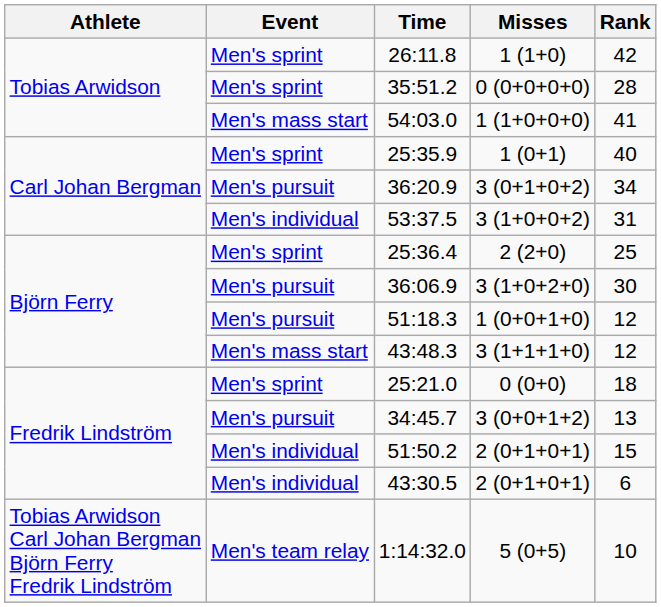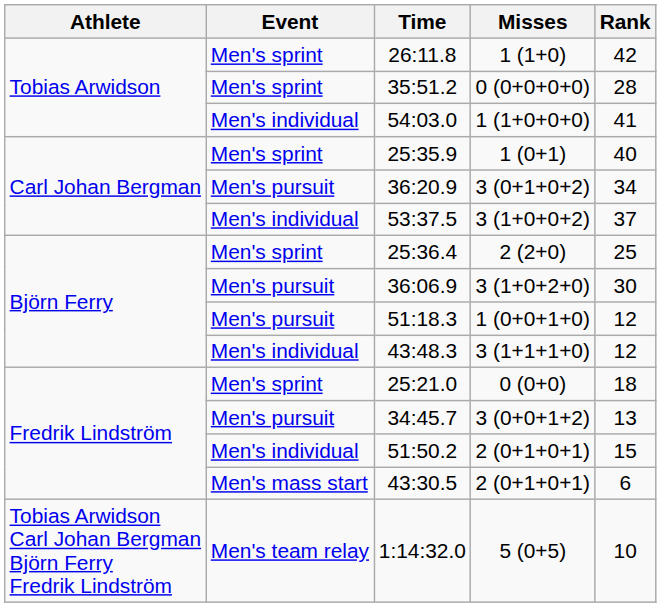(289, 121) Men's mass start -> (285, 121) Men's individual
(625, 220) 31 -> (625, 220) 37
(289, 351) Men's mass start -> (285, 351) Men's individual
(285, 483) Men's individual -> (289, 483) Men's mass start
